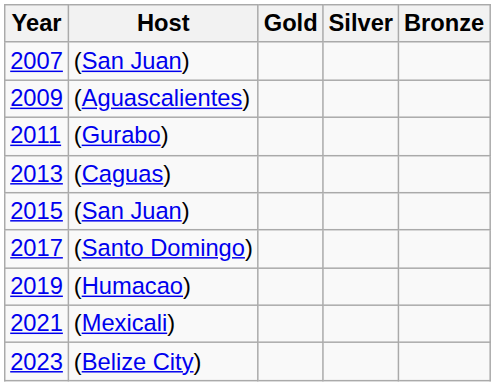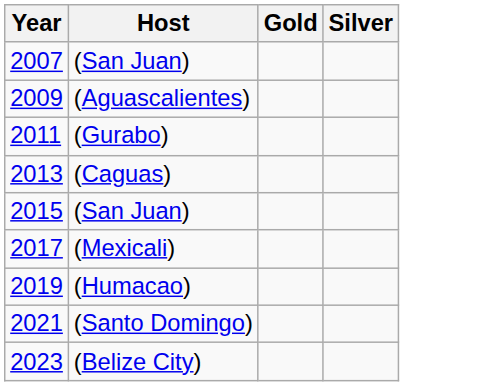- column: (444, 23)
(163, 248) (Santo Domingo) -> (124, 248) (Mexicali)
(124, 323) (Mexicali) -> (163, 323) (Santo Domingo)
